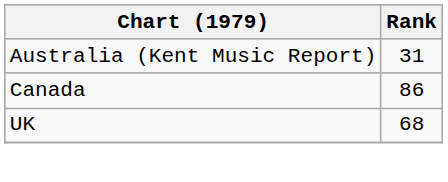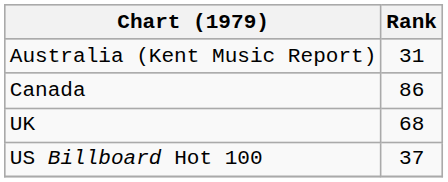+ row: (136, 159)
